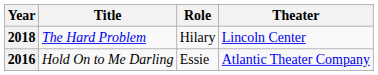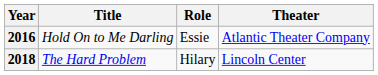rows swapped: (22, 59) <-> (22, 37)
